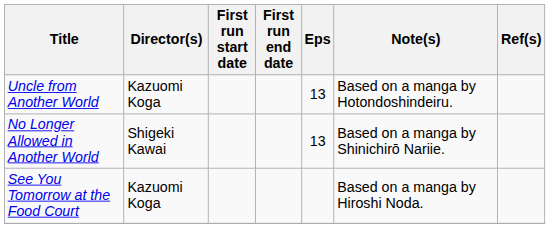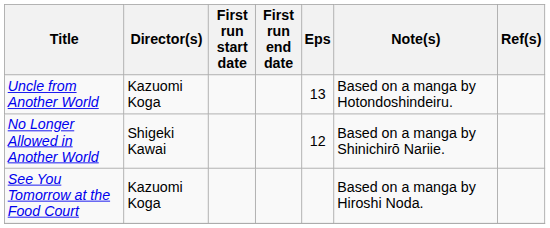(318, 141) 13 -> (318, 141) 12
